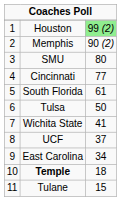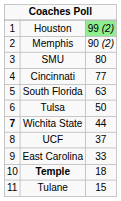(101, 92) 61 -> (101, 92) 63
(12, 124) normal -> (12, 124) bold
(101, 124) 41 -> (101, 124) 44
(101, 156) 34 -> (101, 156) 33
